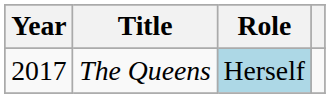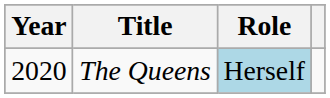(39, 70) 2017 -> (39, 70) 2020
